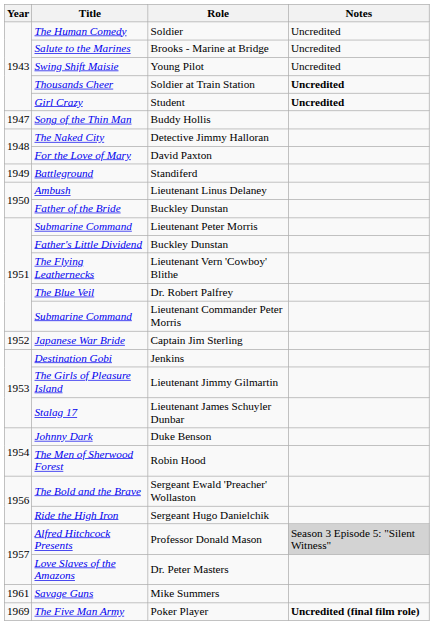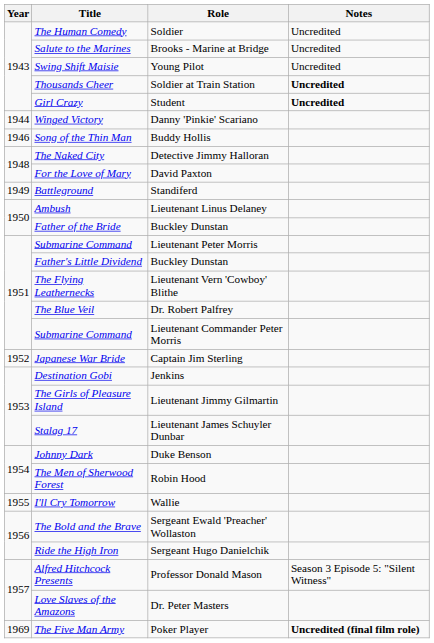+ row: (69, 119)
(18, 119) 1947 -> (18, 137) 1946
+ row: (75, 502)
(353, 539) lightgrey background -> (353, 574) no background
- row: (64, 593)
